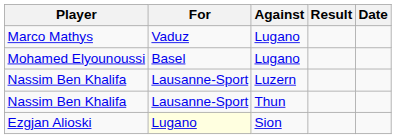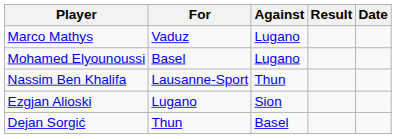- row: (67, 79)
(174, 123) lightyellow background -> (174, 101) no background
+ row: (46, 123)
